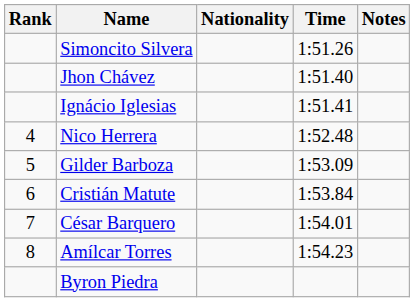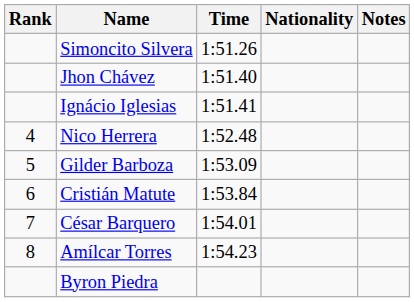columns swapped: (245, 19) <-> (325, 19)
